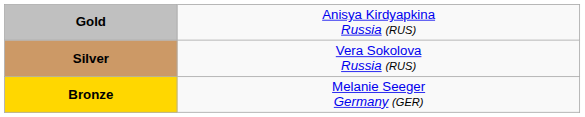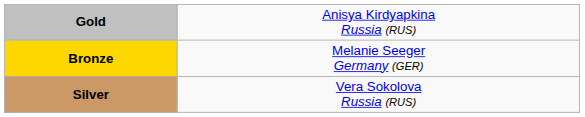rows swapped: (91, 58) <-> (91, 94)
